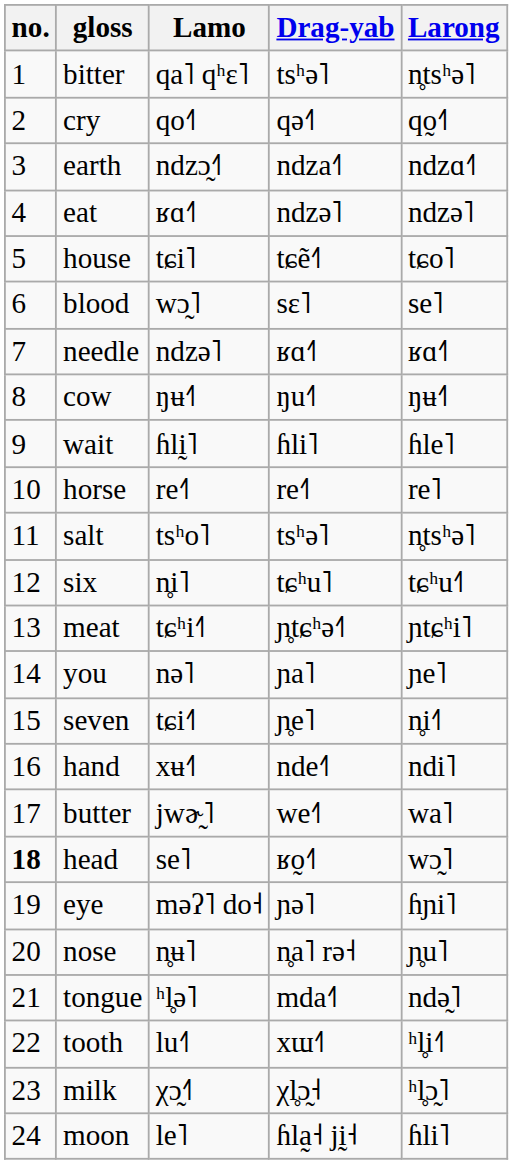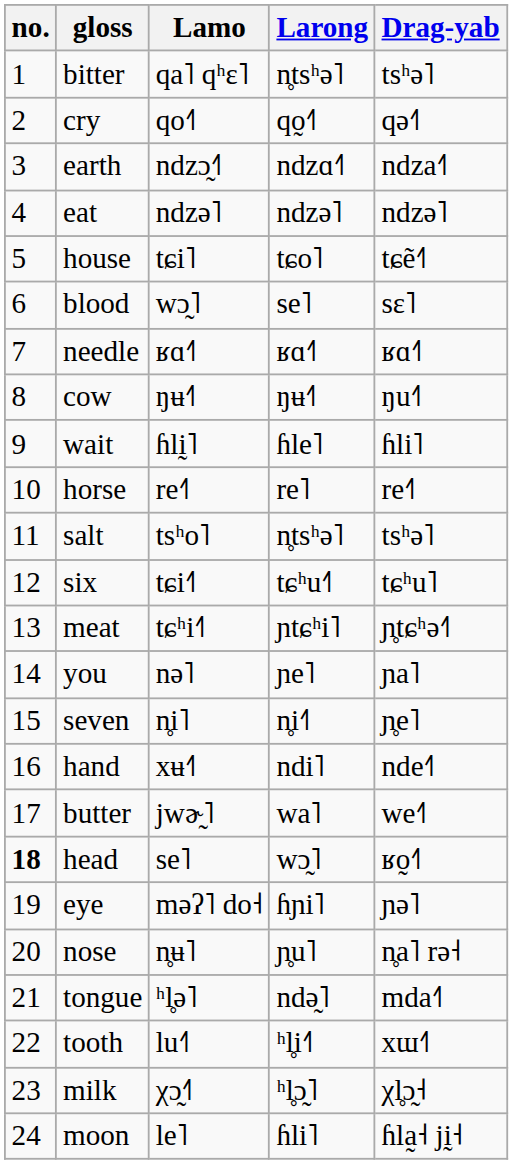columns swapped: (454, 27) <-> (335, 27)
(176, 212) ʁɑ˧˥ -> (189, 212) ndzə˥
(189, 350) ndzə˥ -> (176, 350) ʁɑ˧˥
(173, 581) n̥i˥ -> (176, 581) tɕi˧˥
(176, 720) tɕi˧˥ -> (173, 720) n̥i˥
